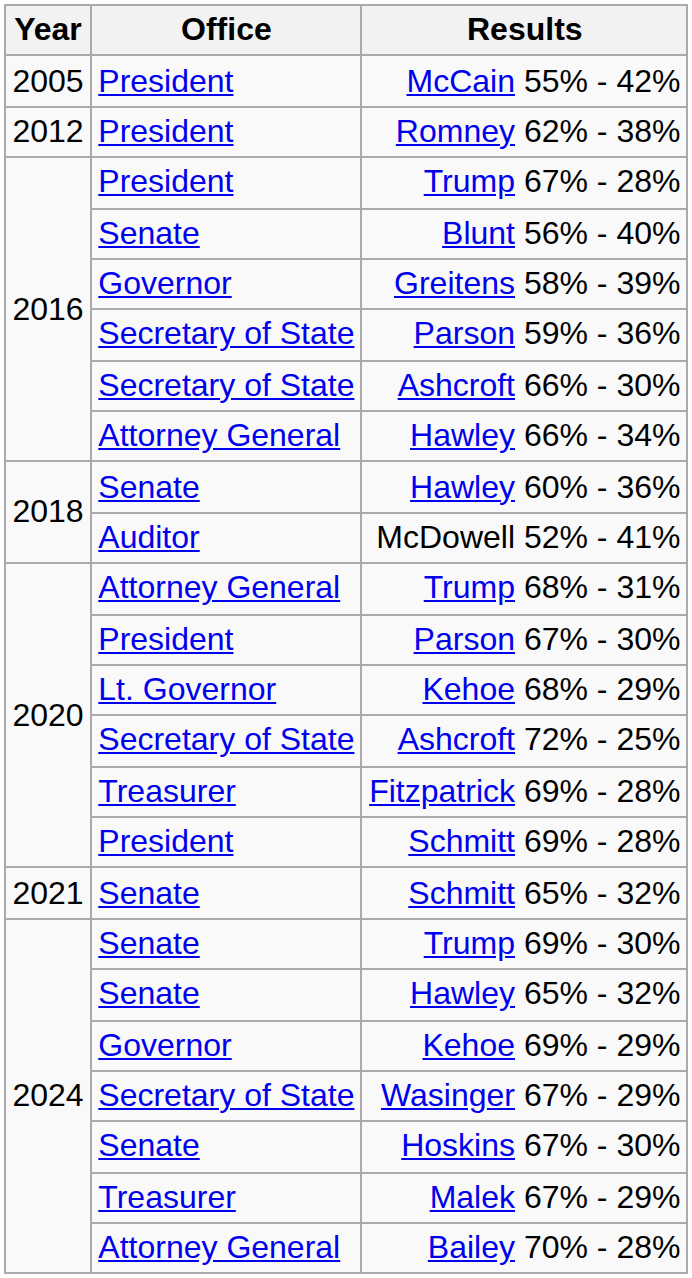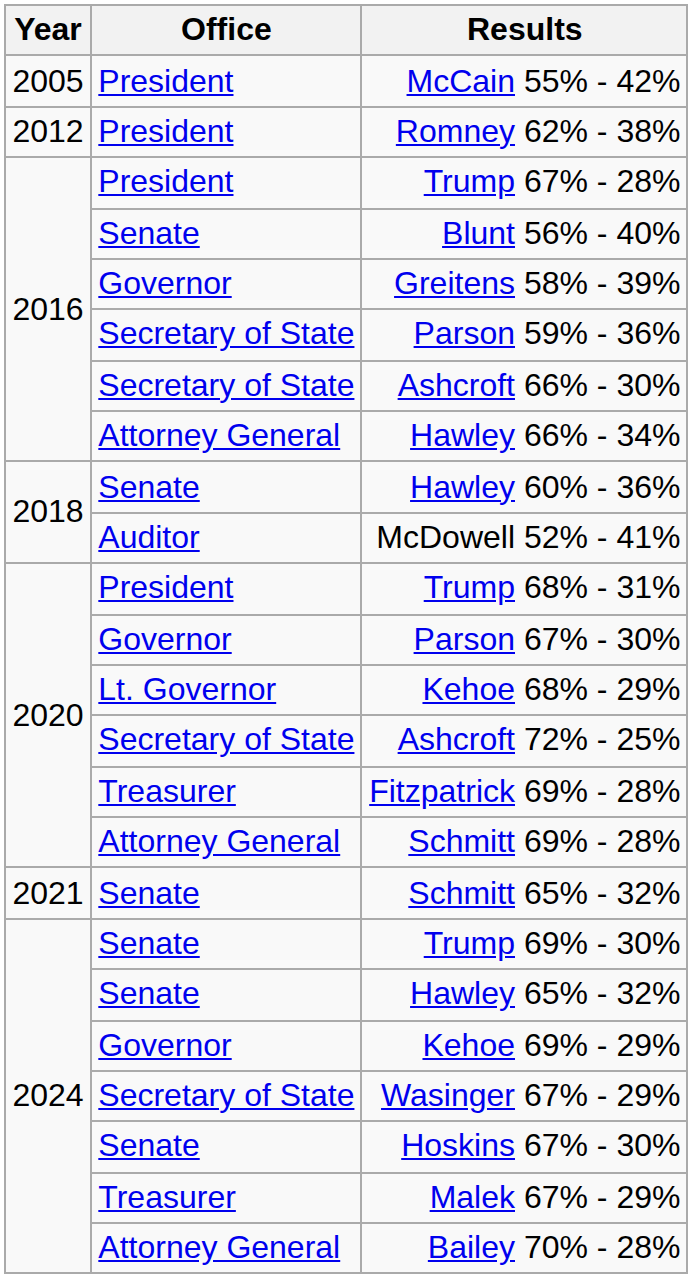(219, 588) Attorney General -> (166, 588) President
(166, 638) President -> (165, 638) Governor
(166, 841) President -> (219, 841) Attorney General
